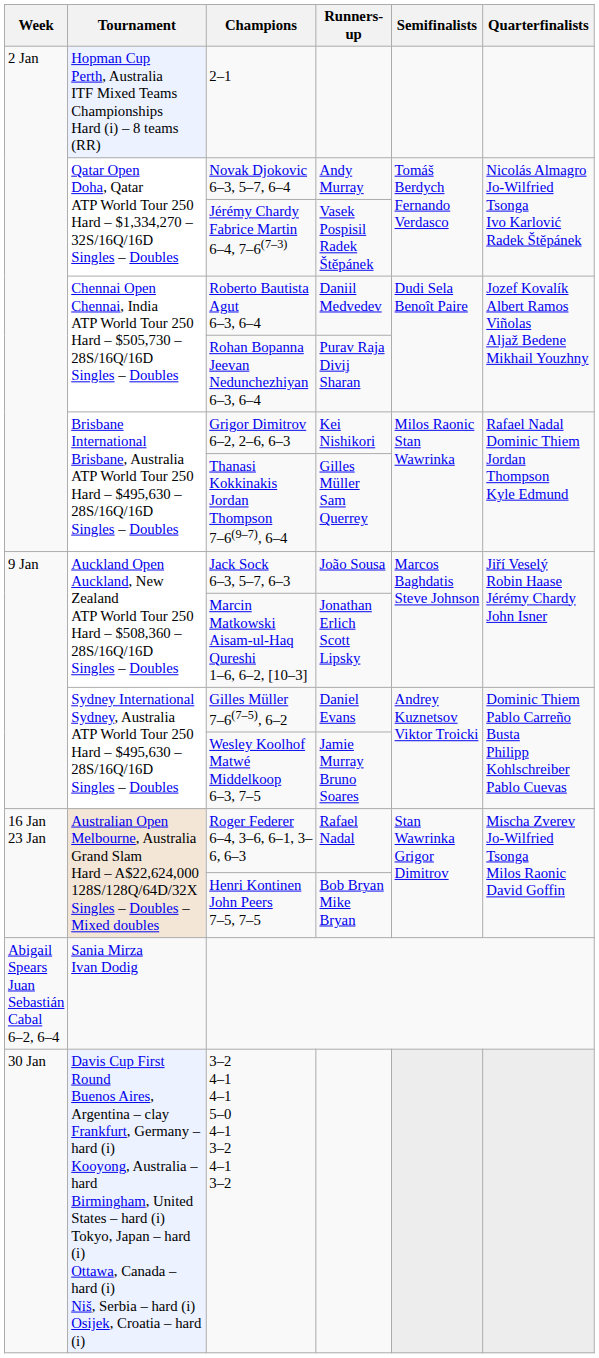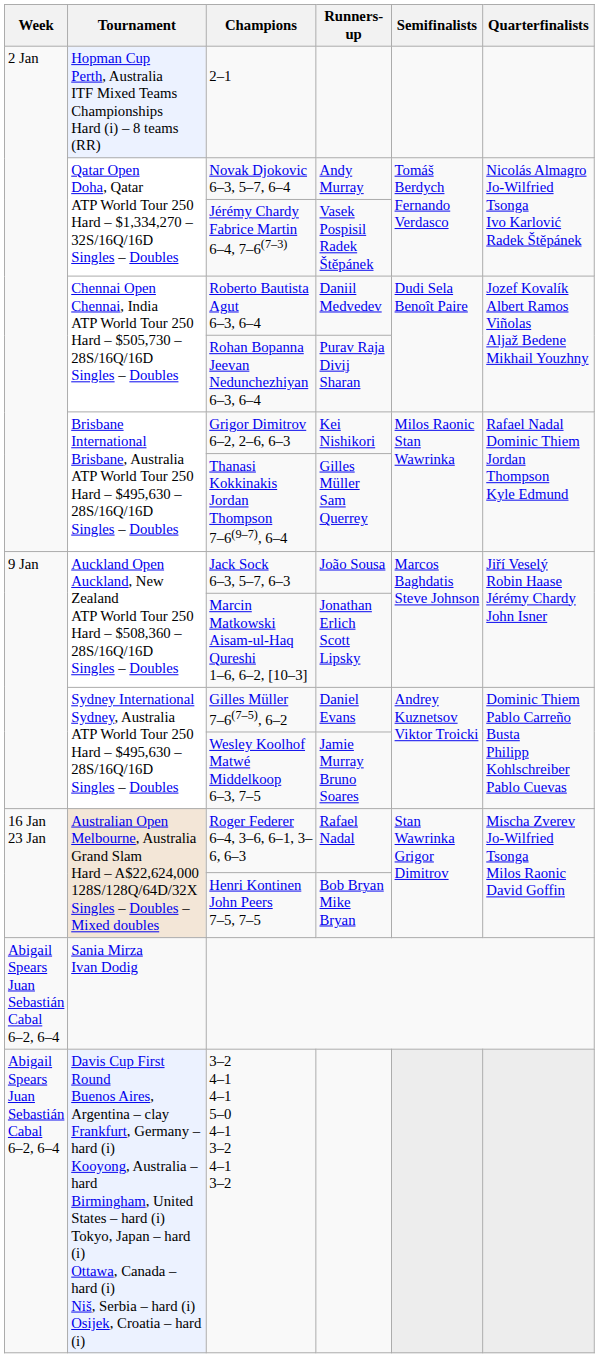(27, 1061) 30 Jan -> (36, 1105) Abigail Spears Juan Sebastián Cabal 6–2, 6–4
